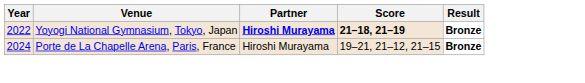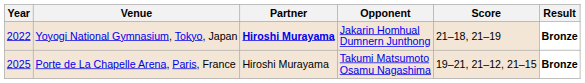+ column: (385, 13)
(372, 30) bold -> (468, 36) normal
(19, 47) 2024 -> (19, 65) 2025
